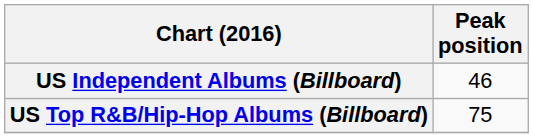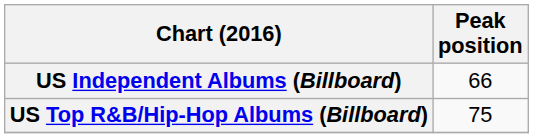(480, 80) 46 -> (480, 80) 66
